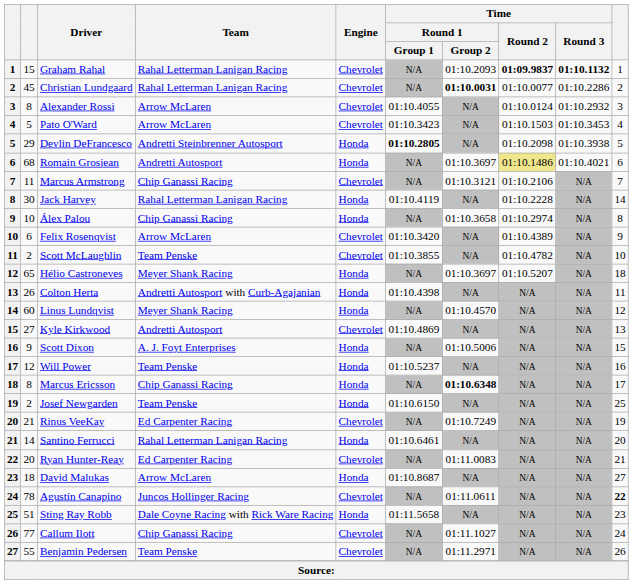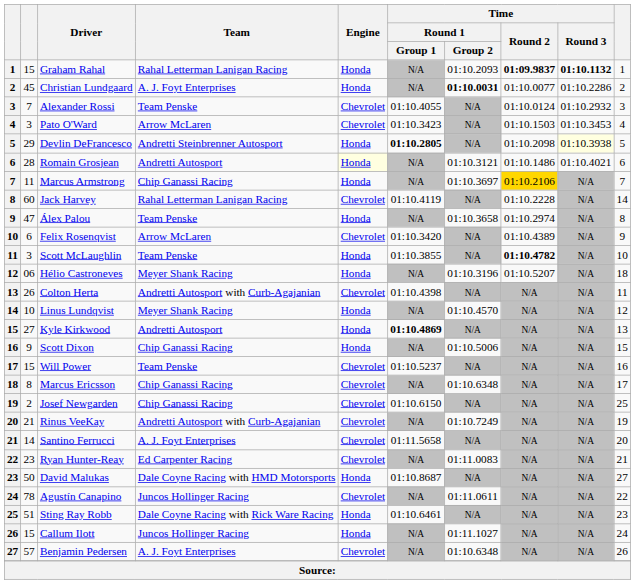(361, 69) Chevrolet -> (356, 69) Honda
(213, 88) Rahal Letterman Lanigan Racing -> (187, 88) A. J. Foyt Enterprises
(361, 88) Chevrolet -> (356, 88) Honda
(29, 106) 8 -> (29, 106) 7
(175, 106) Arrow McLaren -> (168, 106) Team Penske
(29, 125) 5 -> (29, 125) 3
(584, 143) no background -> (586, 143) lightyellow background
(29, 162) 68 -> (29, 162) 28
(354, 162) no background -> (356, 162) lightyellow background
(471, 162) 01:10.3697 -> (473, 162) 01:10.3121
(527, 162) khaki background -> (529, 162) no background
(361, 180) Chevrolet -> (356, 180) Honda
(471, 180) 01:10.3121 -> (473, 180) 01:10.3697
(527, 180) no background -> (529, 180) gold background
(29, 199) 30 -> (29, 199) 60
(354, 199) Honda -> (363, 199) Chevrolet
(29, 217) 10 -> (29, 217) 47
(185, 217) Chip Ganassi Racing -> (168, 217) Team Penske
(29, 255) 2 -> (29, 255) 3
(361, 255) Chevrolet -> (356, 255) Honda
(527, 255) normal -> (529, 255) bold
(29, 273) 65 -> (29, 273) 06
(471, 273) 01:10.3697 -> (473, 273) 01:10.3196
(354, 292) Honda -> (363, 292) Chevrolet
(29, 310) 60 -> (29, 310) 10
(361, 329) Chevrolet -> (356, 329) Honda
(414, 329) normal -> (416, 329) bold
(187, 347) A. J. Foyt Enterprises -> (185, 347) Chip Ganassi Racing
(29, 366) 12 -> (29, 366) 15
(354, 366) Honda -> (363, 366) Chevrolet
(354, 384) Honda -> (363, 384) Chevrolet
(471, 384) bold -> (473, 384) normal
(168, 403) Team Penske -> (185, 403) Chip Ganassi Racing
(354, 403) Honda -> (363, 403) Chevrolet
(185, 421) Ed Carpenter Racing -> (229, 421) Andretti Autosport with Curb-Agajanian
(213, 440) Rahal Letterman Lanigan Racing -> (187, 440) A. J. Foyt Enterprises
(354, 440) Honda -> (363, 440) Chevrolet
(414, 440) 01:10.6461 -> (416, 440) 01:11.5658
(29, 459) 20 -> (29, 459) 23
(29, 477) 18 -> (29, 477) 50
(175, 477) Arrow McLaren -> (237, 477) Dale Coyne Racing with HMD Motorsports
(620, 496) bold -> (622, 496) normal
(414, 514) 01:11.5658 -> (416, 514) 01:10.6461
(29, 533) 77 -> (29, 533) 15
(185, 533) Chip Ganassi Racing -> (193, 533) Juncos Hollinger Racing
(361, 533) Chevrolet -> (356, 533) Honda
(29, 551) 55 -> (29, 551) 57
(168, 551) Team Penske -> (187, 551) A. J. Foyt Enterprises
(471, 551) 01:11.2971 -> (473, 551) 01:10.6348
